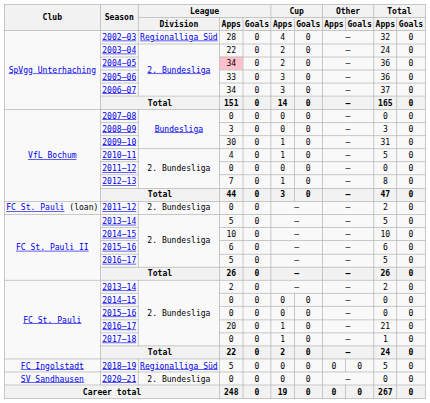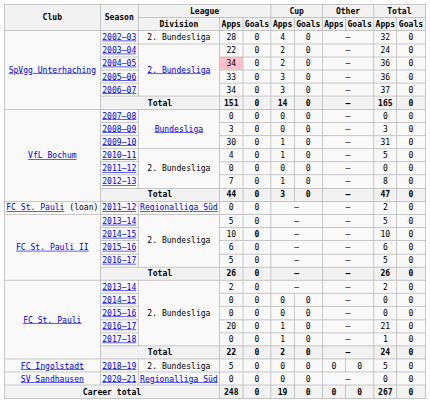(179, 37) Regionalliga Süd -> (179, 37) 2. Bundesliga
(179, 208) 2. Bundesliga -> (179, 208) Regionalliga Süd
(257, 234) normal -> (257, 234) bold
(179, 366) Regionalliga Süd -> (179, 366) 2. Bundesliga
(179, 379) 2. Bundesliga -> (179, 379) Regionalliga Süd
